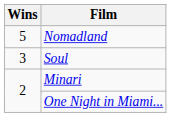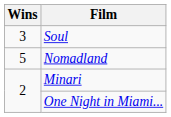rows swapped: (76, 36) <-> (56, 58)
